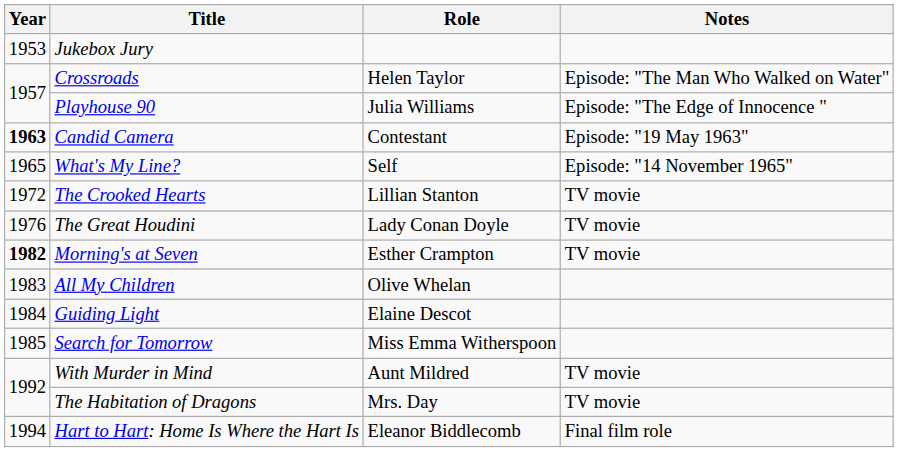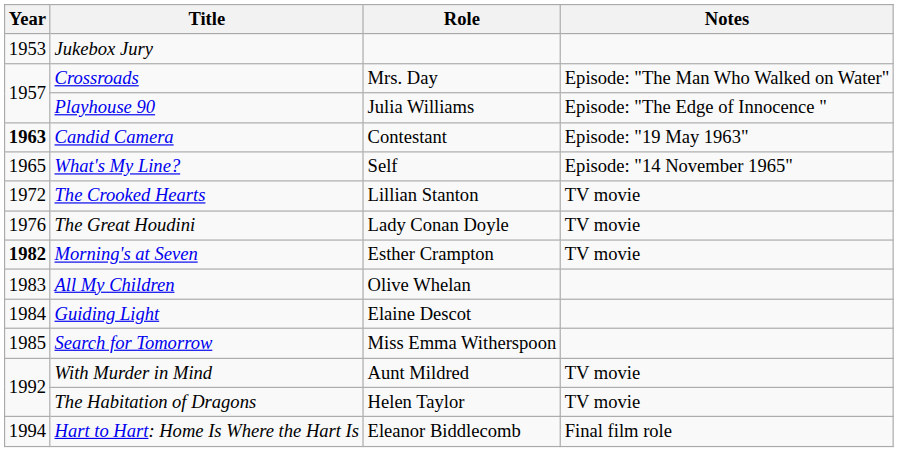(416, 78) Helen Taylor -> (403, 78) Mrs. Day
(403, 401) Mrs. Day -> (416, 401) Helen Taylor
